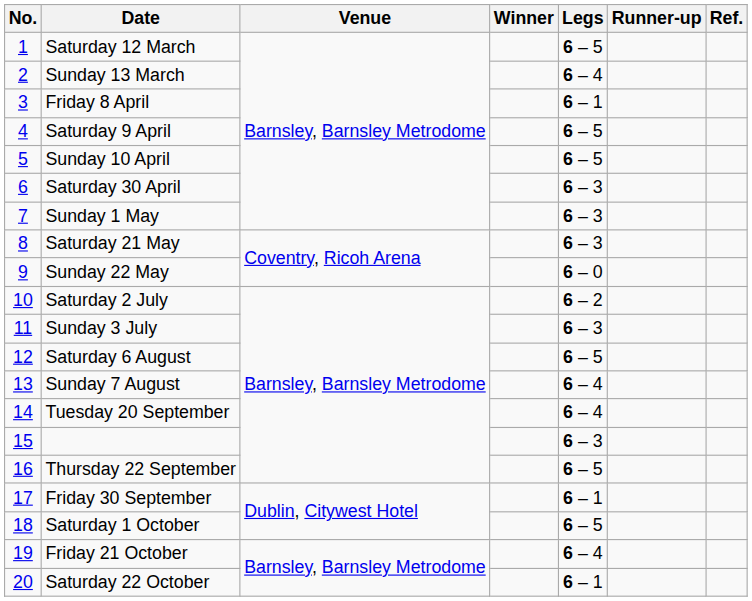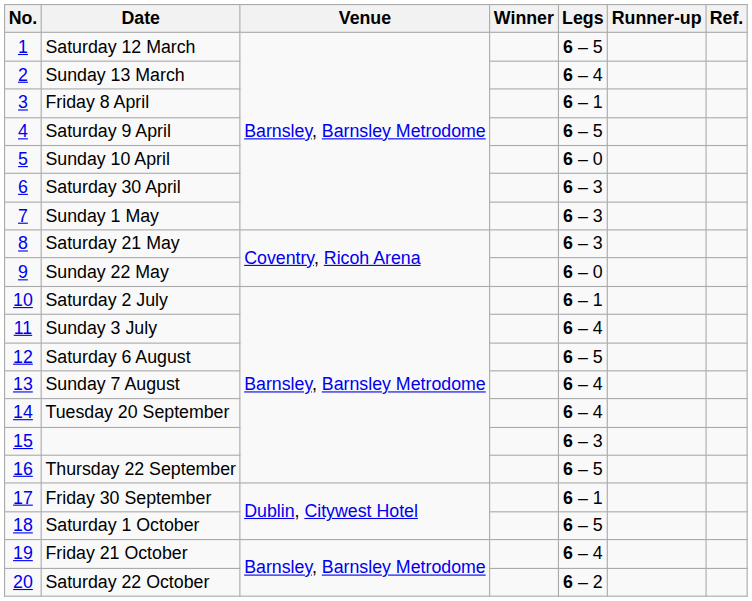(583, 159) 6 – 5 -> (583, 159) 6 – 0
(583, 300) 6 – 2 -> (583, 300) 6 – 1
(583, 328) 6 – 3 -> (583, 328) 6 – 4
(583, 581) 6 – 1 -> (583, 581) 6 – 2
